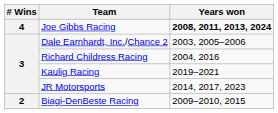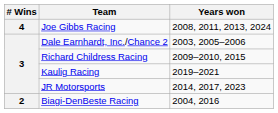(222, 27) bold -> (222, 27) normal
(196, 57) 2004, 2016 -> (209, 57) 2009–2010, 2015
(209, 101) 2009–2010, 2015 -> (196, 101) 2004, 2016
